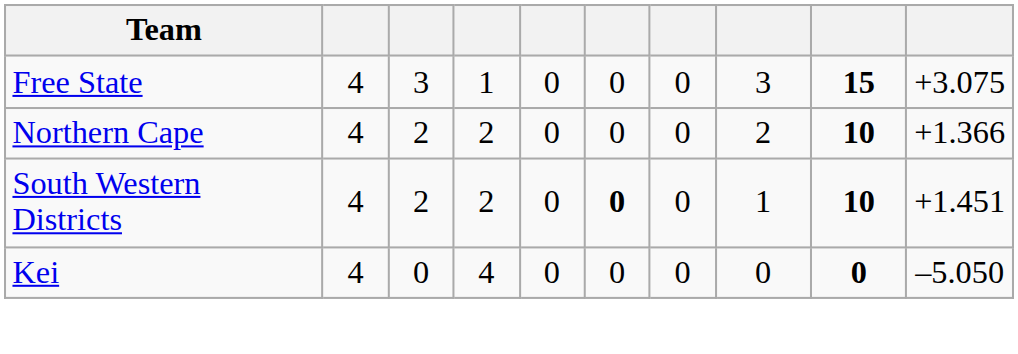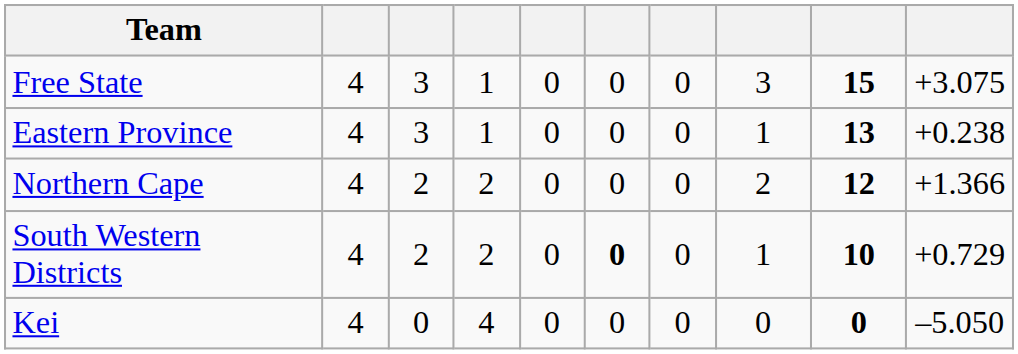+ row: (122, 132)
(859, 132) 10 -> (859, 183) 12
(960, 202) +1.451 -> (960, 253) +0.729
